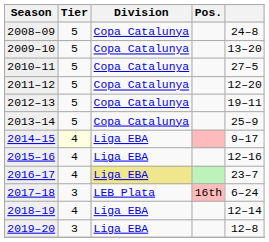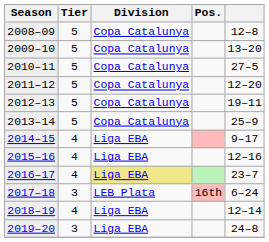(245, 31) 24–8 -> (245, 31) 12–8
(74, 139) lightyellow background -> (74, 139) no background
(245, 229) 12–8 -> (245, 229) 24–8
